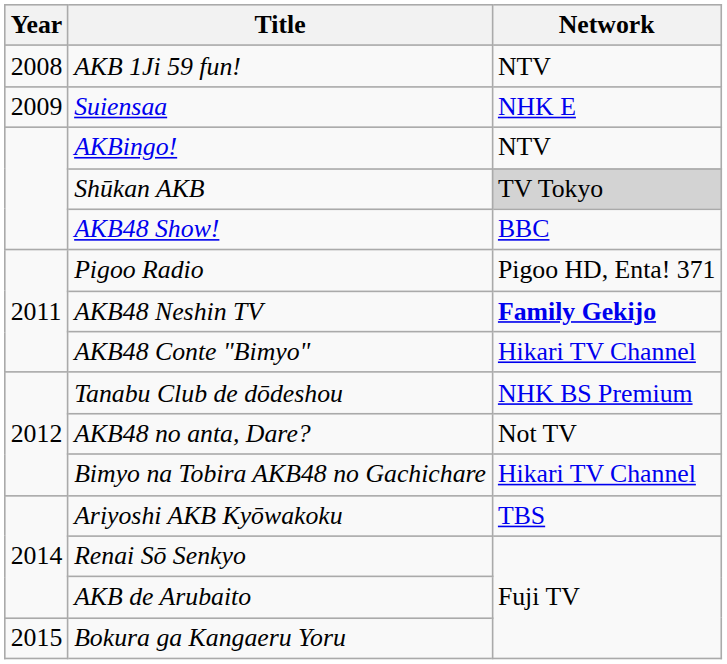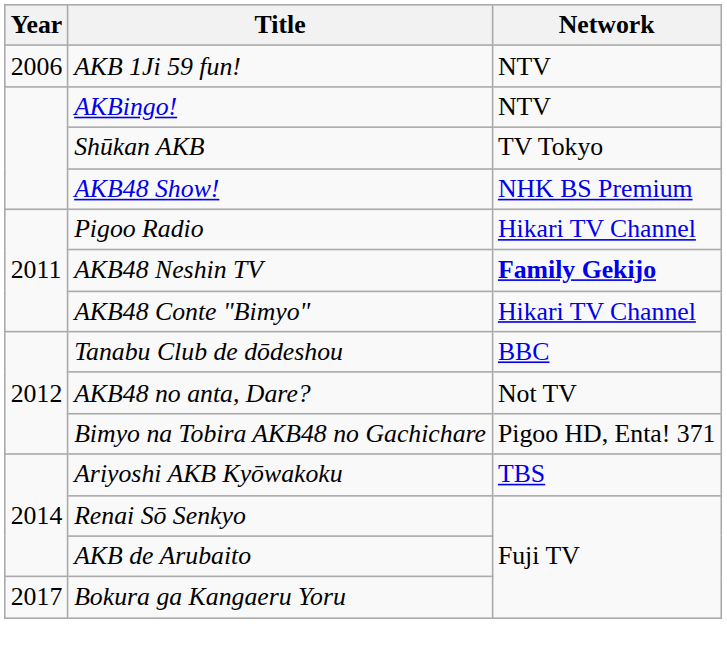(37, 65) 2008 -> (37, 65) 2006
- row: (121, 106)
(551, 188) lightgrey background -> (551, 147) no background
(524, 229) BBC -> (595, 188) NHK BS Premium
(607, 270) Pigoo HD, Enta! 371 -> (597, 229) Hikari TV Channel
(595, 392) NHK BS Premium -> (524, 351) BBC
(597, 474) Hikari TV Channel -> (607, 433) Pigoo HD, Enta! 371
(37, 637) 2015 -> (37, 596) 2017
